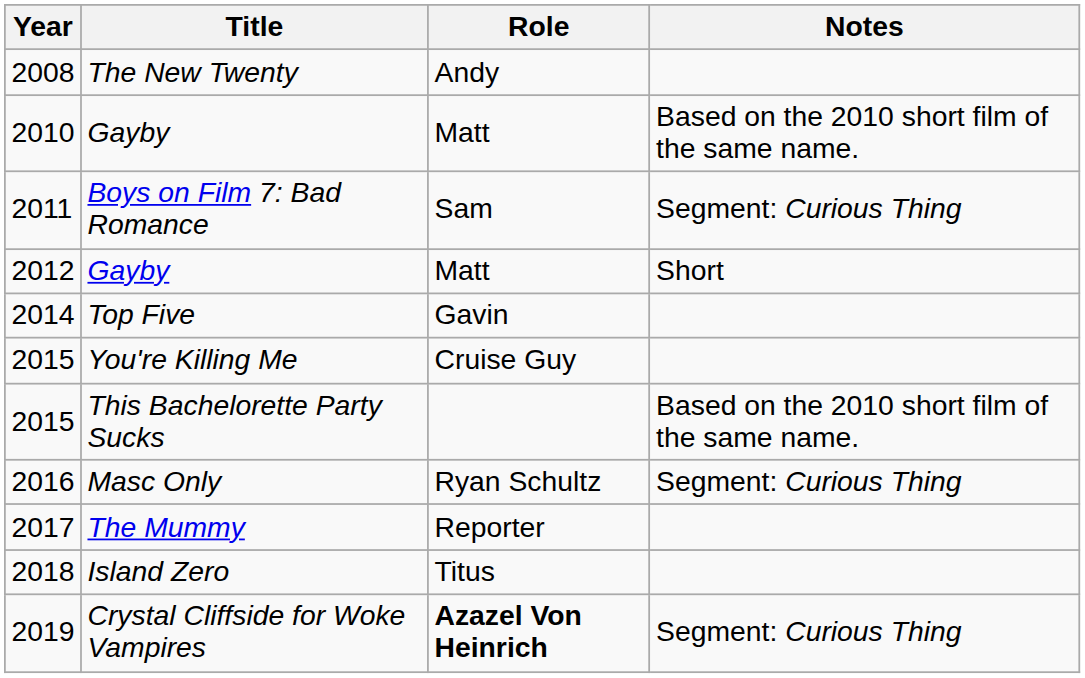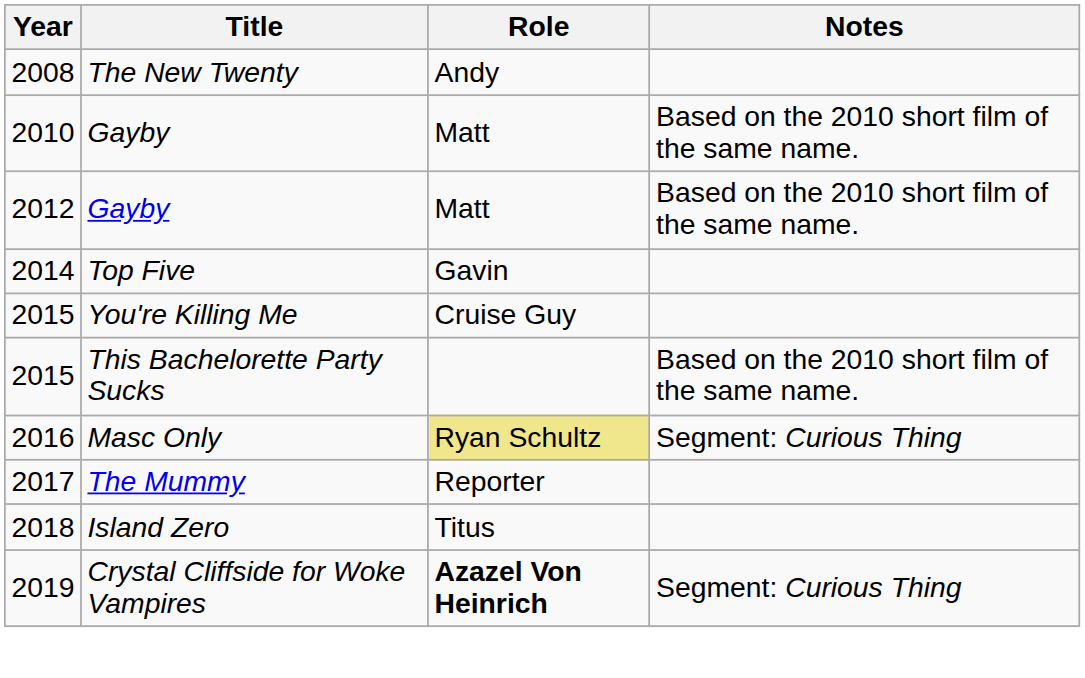- row: (42, 209)
(690, 270) Short -> (852, 209) Based on the 2010 short film of the same name.
(518, 481) no background -> (518, 436) khaki background
